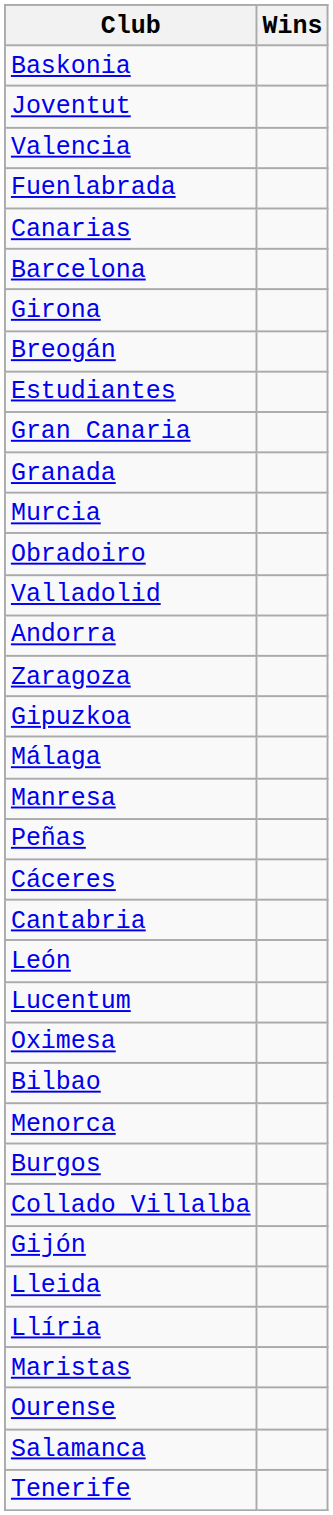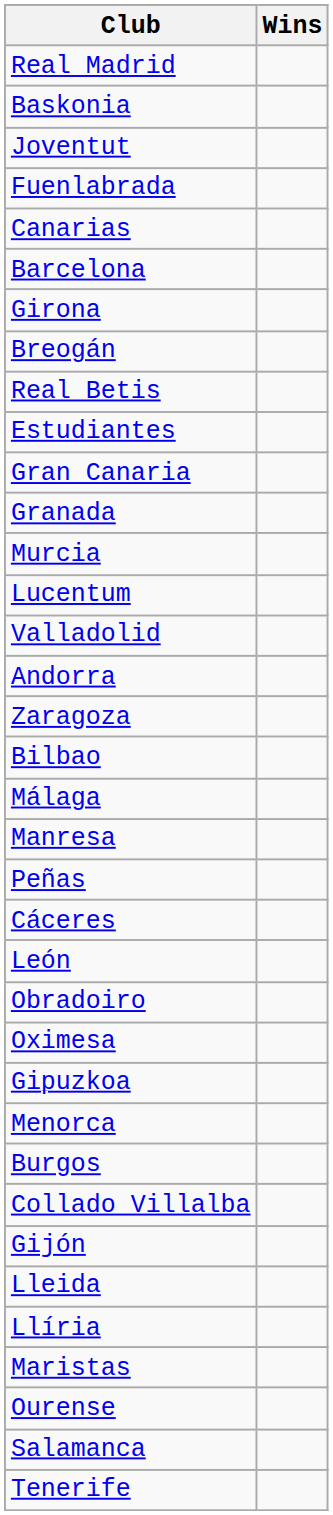+ row: (93, 66)
- row: (71, 147)
+ row: (86, 391)
rows swapped: (71, 1002) <-> (78, 554)
rows swapped: (56, 1083) <-> (71, 717)
- row: (78, 920)
